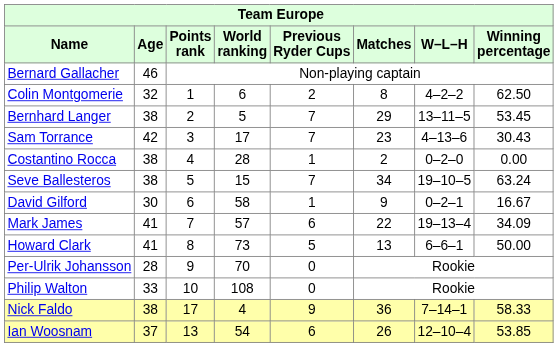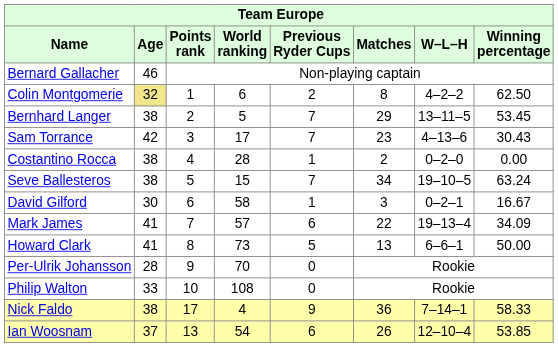(150, 95) no background -> (150, 95) khaki background
(384, 202) 9 -> (384, 202) 3
